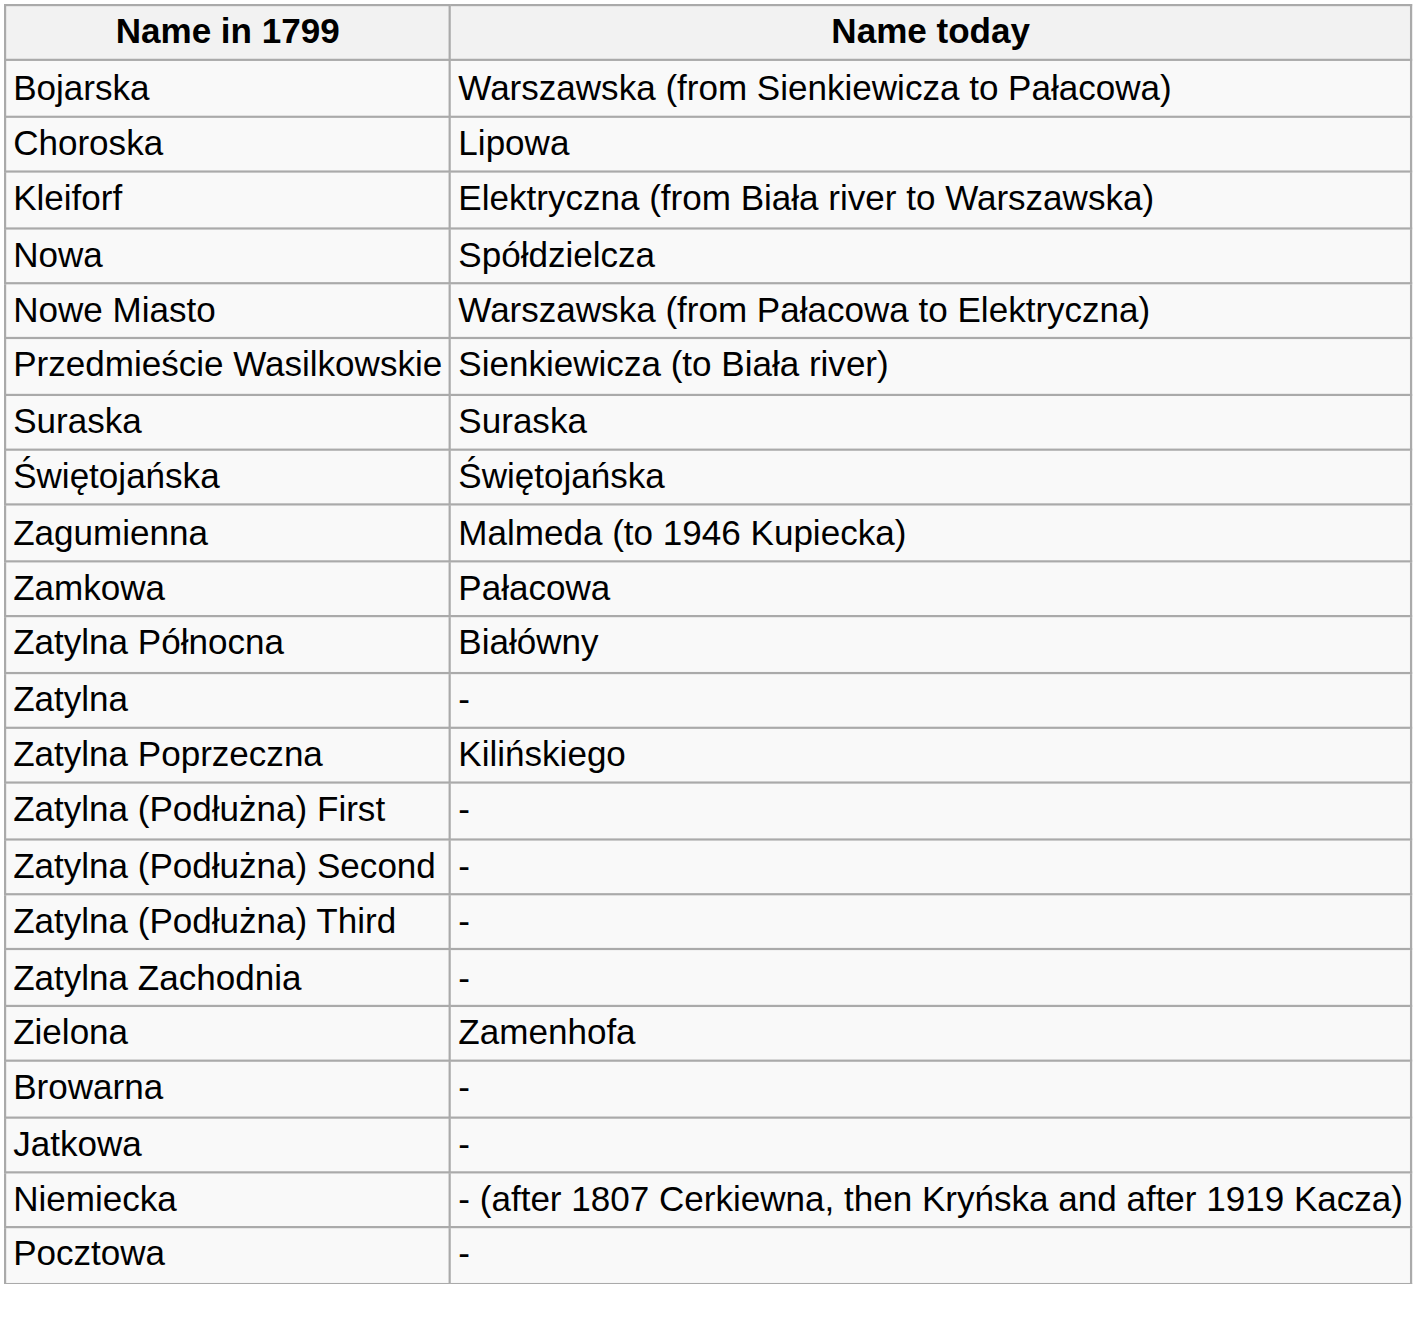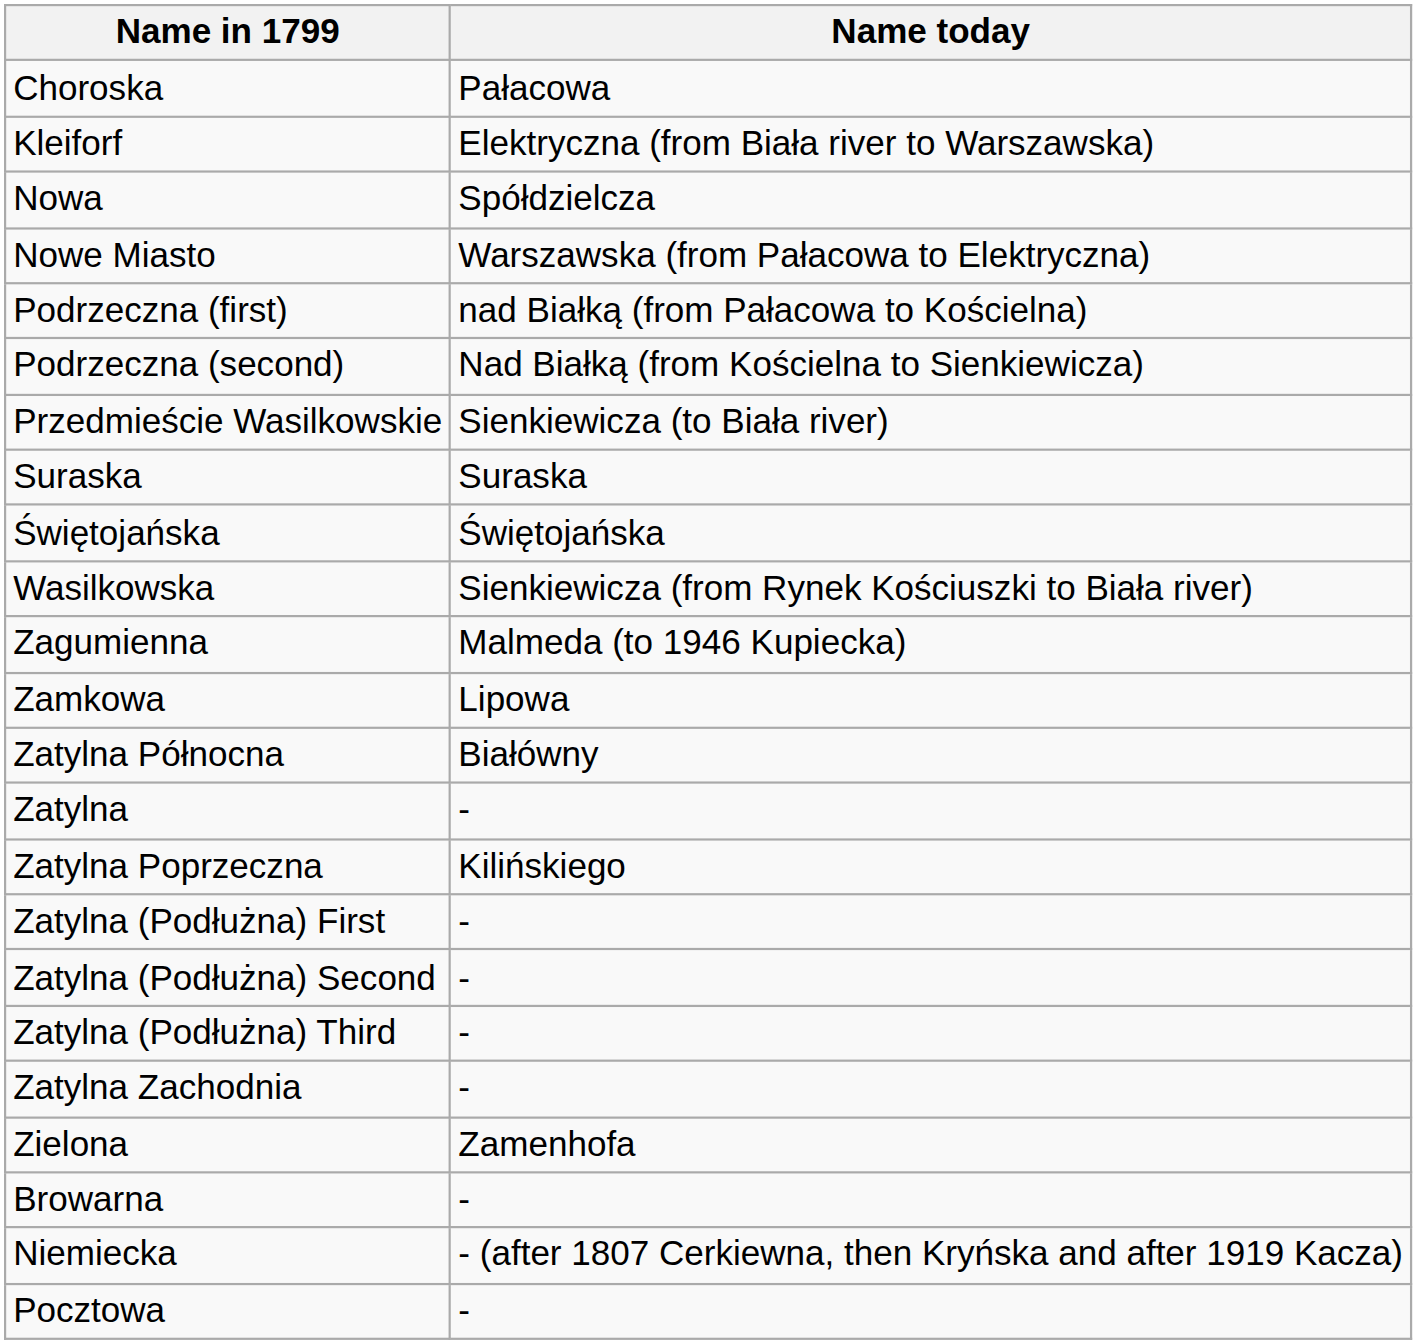- row: (81, 87)
(514, 143) Lipowa -> (534, 87) Pałacowa
+ row: (150, 310)
+ row: (179, 365)
+ row: (114, 587)
(534, 587) Pałacowa -> (514, 699) Lipowa
- row: (77, 1143)
